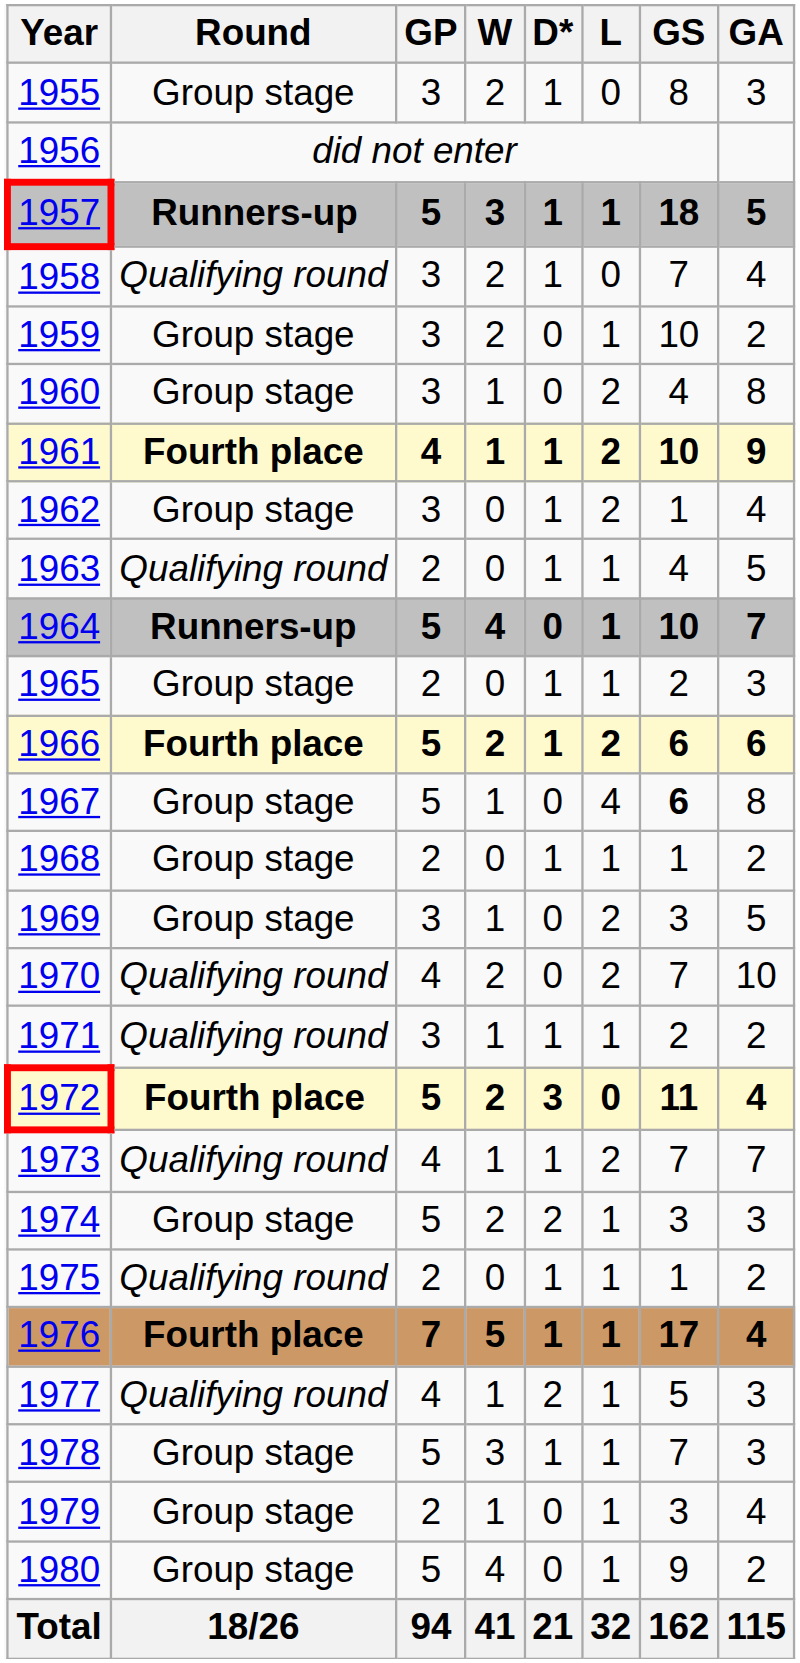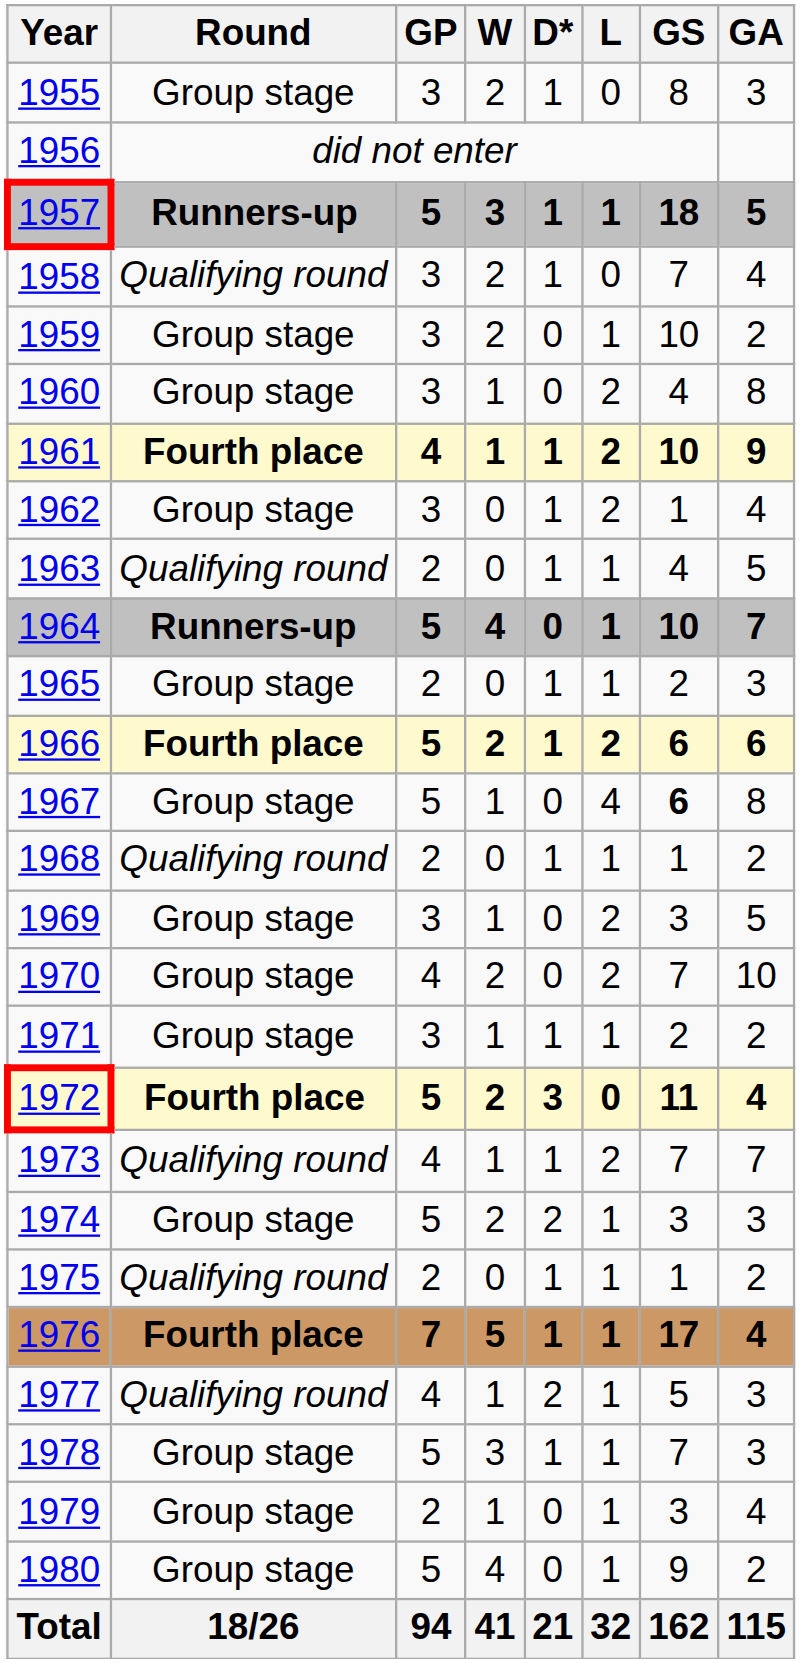(253, 859) Group stage -> (253, 859) Qualifying round
(253, 976) Qualifying round -> (253, 976) Group stage
(253, 1036) Qualifying round -> (253, 1036) Group stage
